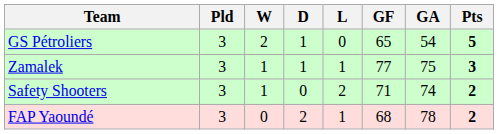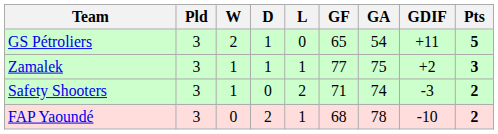+ column: (427, 16)
